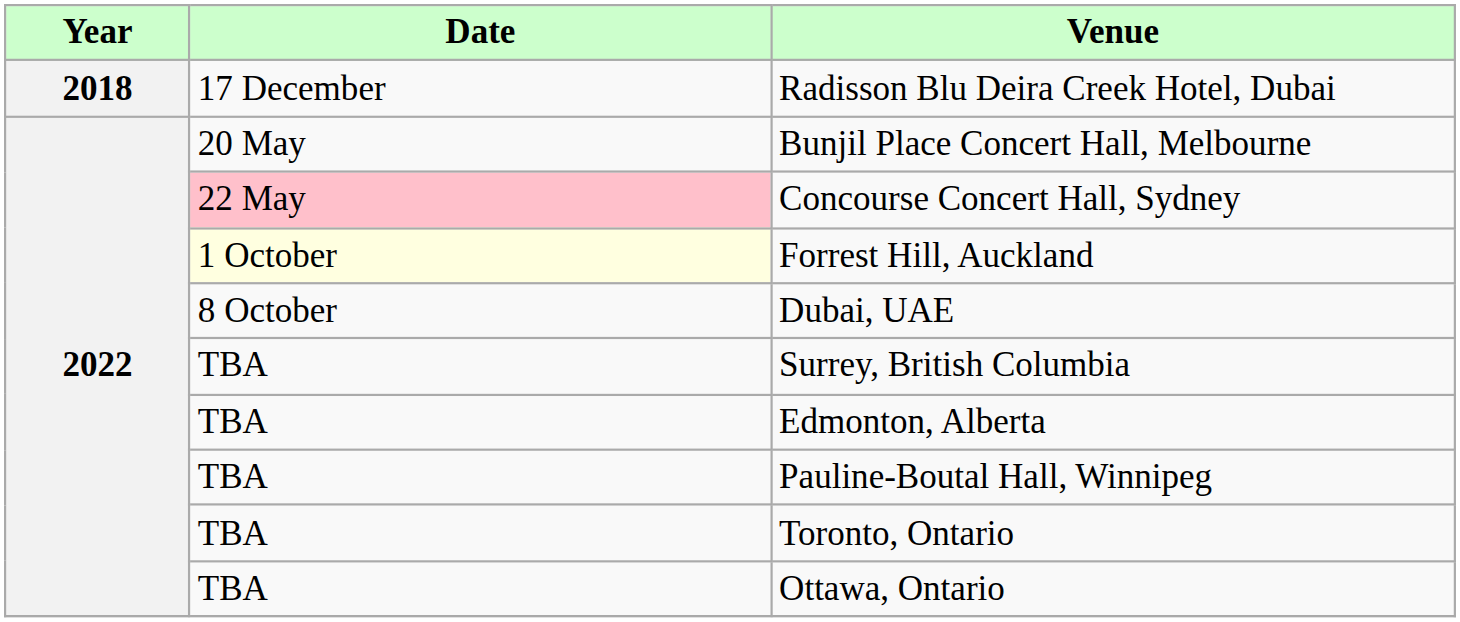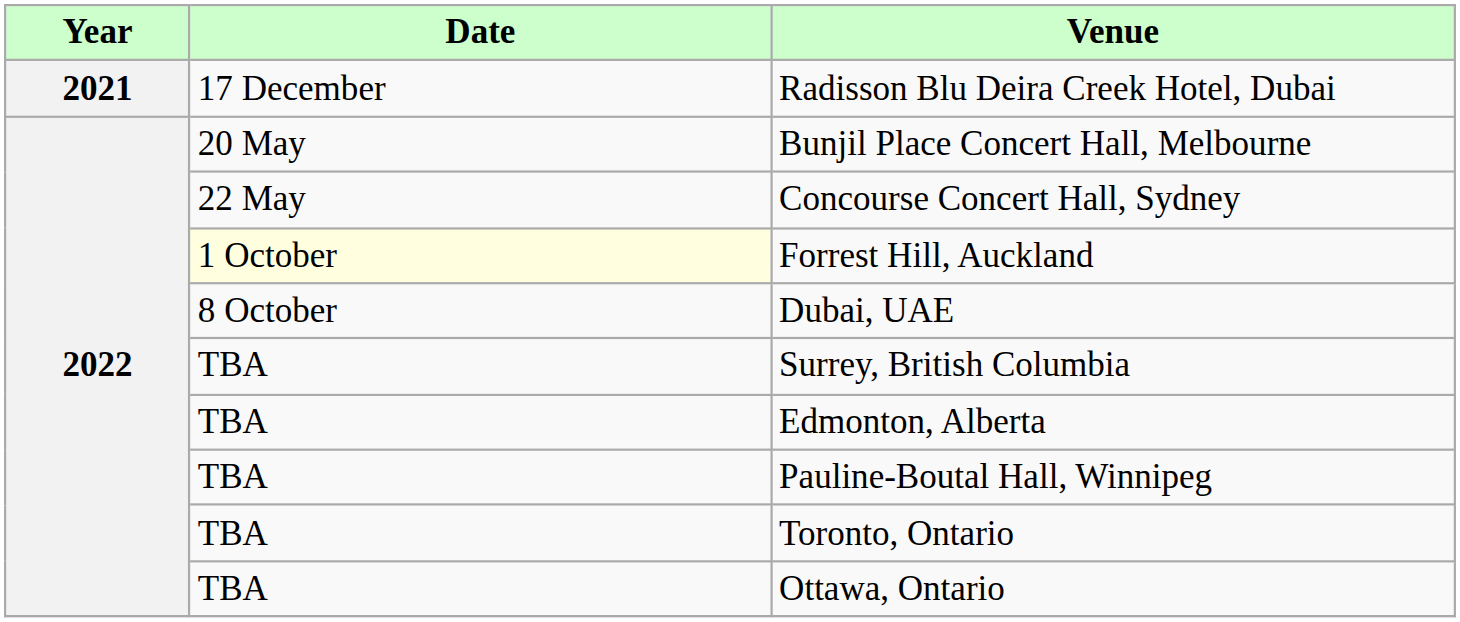(97, 87) 2018 -> (97, 87) 2021
(252, 198) pink background -> (252, 198) no background
